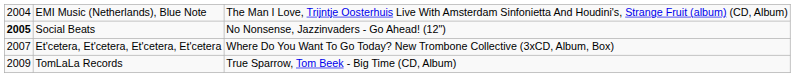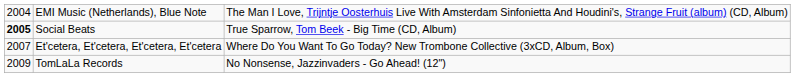(336, 30) No Nonsense, Jazzinvaders - Go Ahead! (12") -> (341, 30) True Sparrow, Tom Beek - Big Time (CD, Album)
(341, 64) True Sparrow, Tom Beek - Big Time (CD, Album) -> (336, 64) No Nonsense, Jazzinvaders - Go Ahead! (12")
